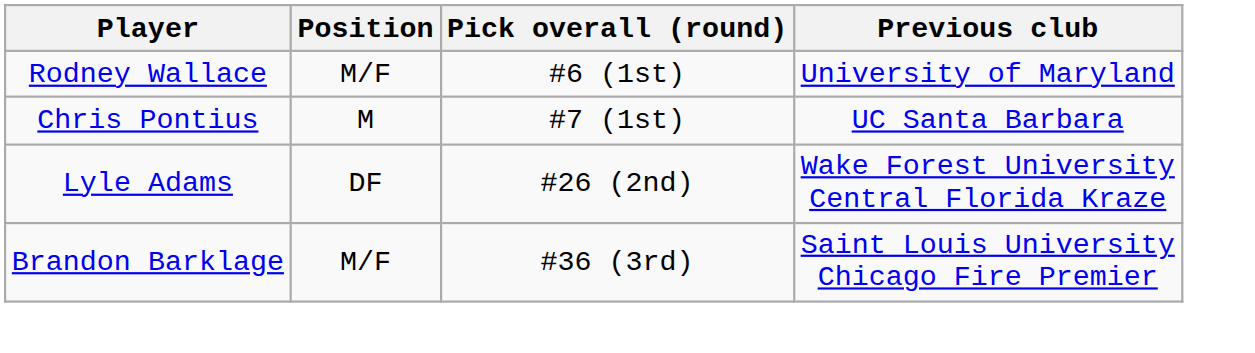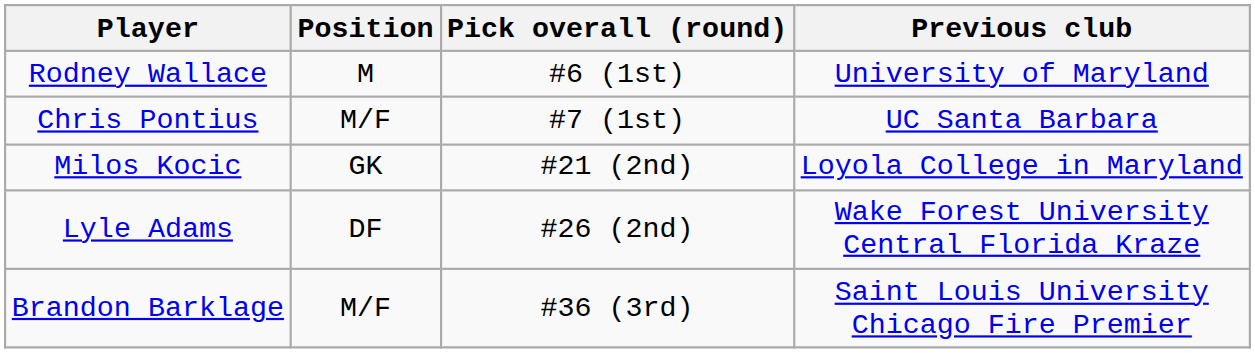(365, 74) M/F -> (365, 74) M
(365, 121) M -> (365, 121) M/F
+ row: (148, 167)
